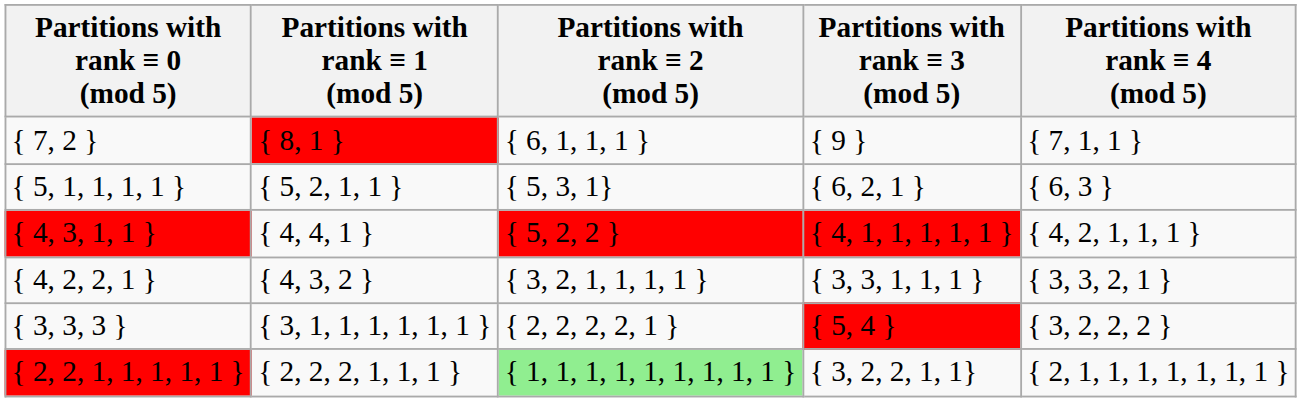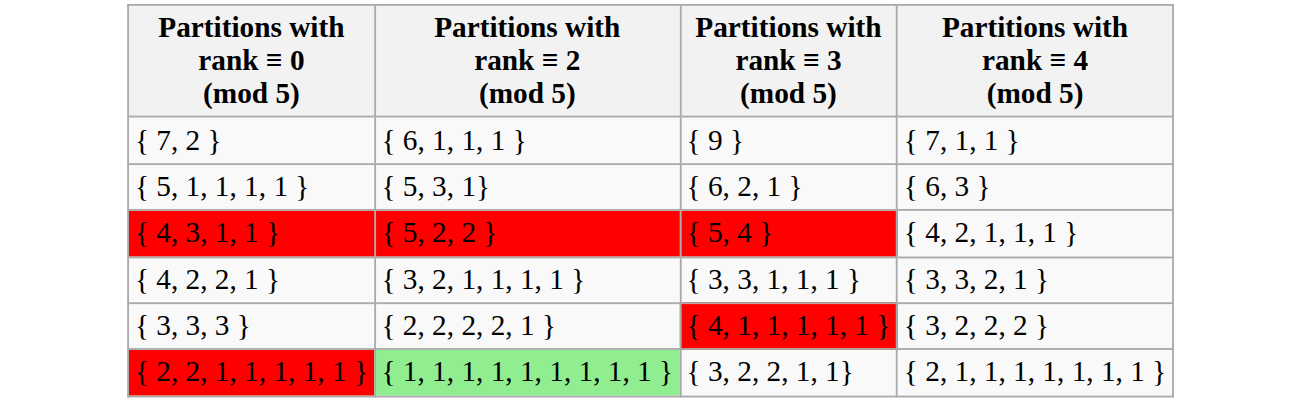- column: (375, 60)
(912, 232) { 4, 1, 1, 1, 1, 1 } -> (730, 232) { 5, 4 }
(853, 325) { 5, 4 } -> (788, 325) { 4, 1, 1, 1, 1, 1 }
